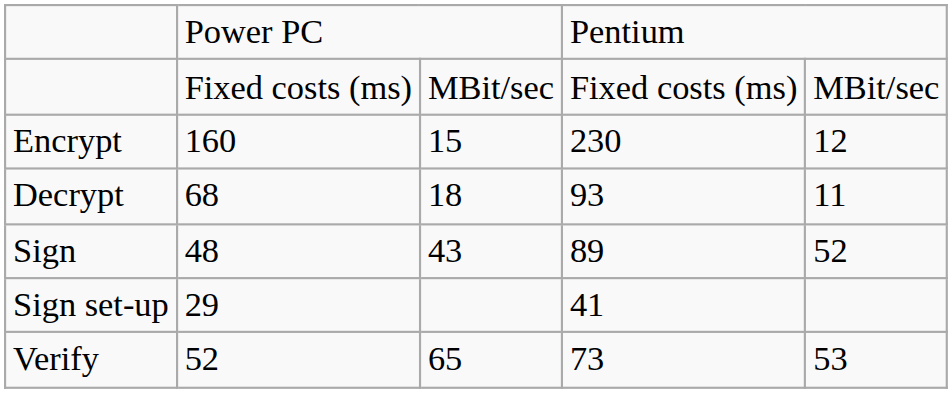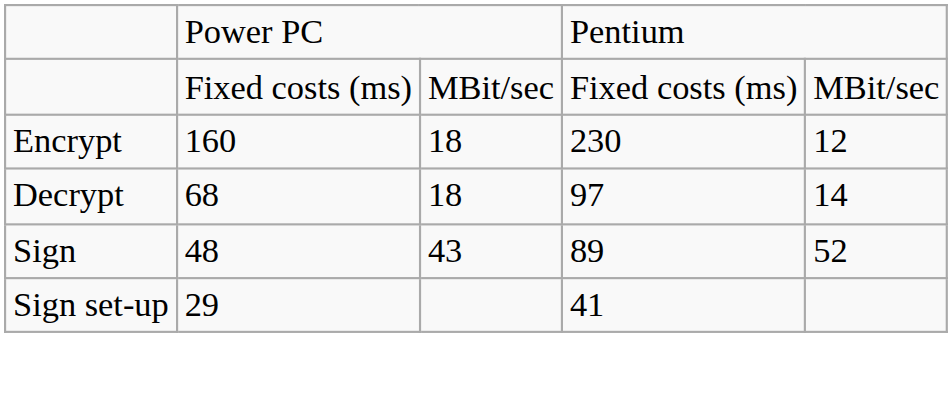(445, 140) 15 -> (445, 140) 18
(587, 195) 93 -> (587, 195) 97
(830, 195) 11 -> (830, 195) 14
- row: (56, 359)
